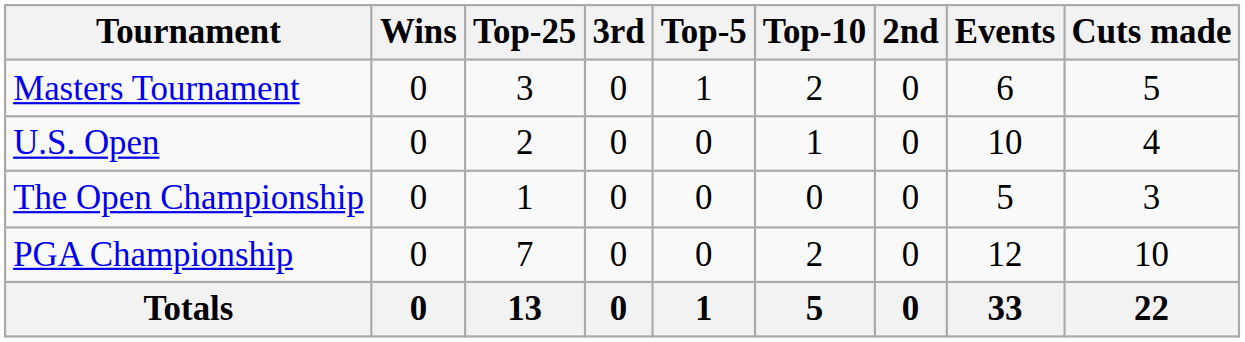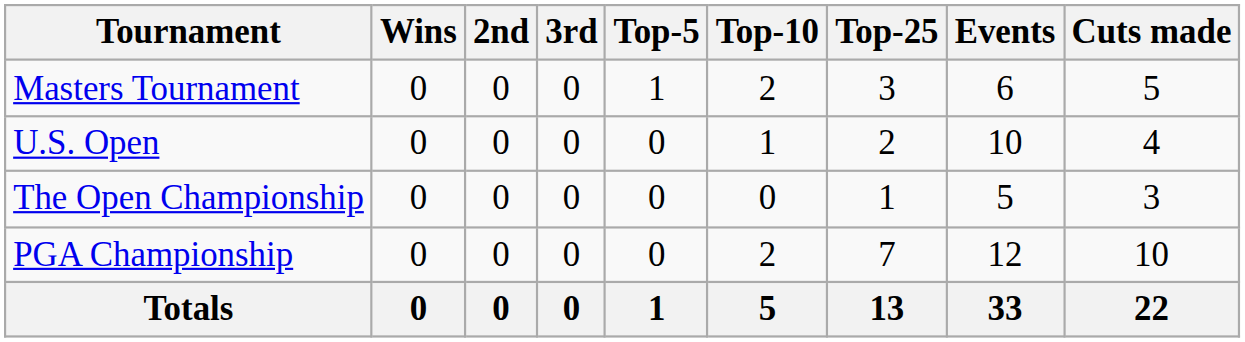columns swapped: (910, 32) <-> (525, 32)
